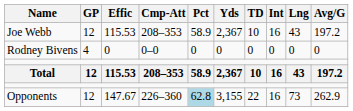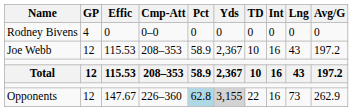rows swapped: (29, 31) <-> (42, 50)
(229, 97) no background -> (229, 97) lightgrey background
